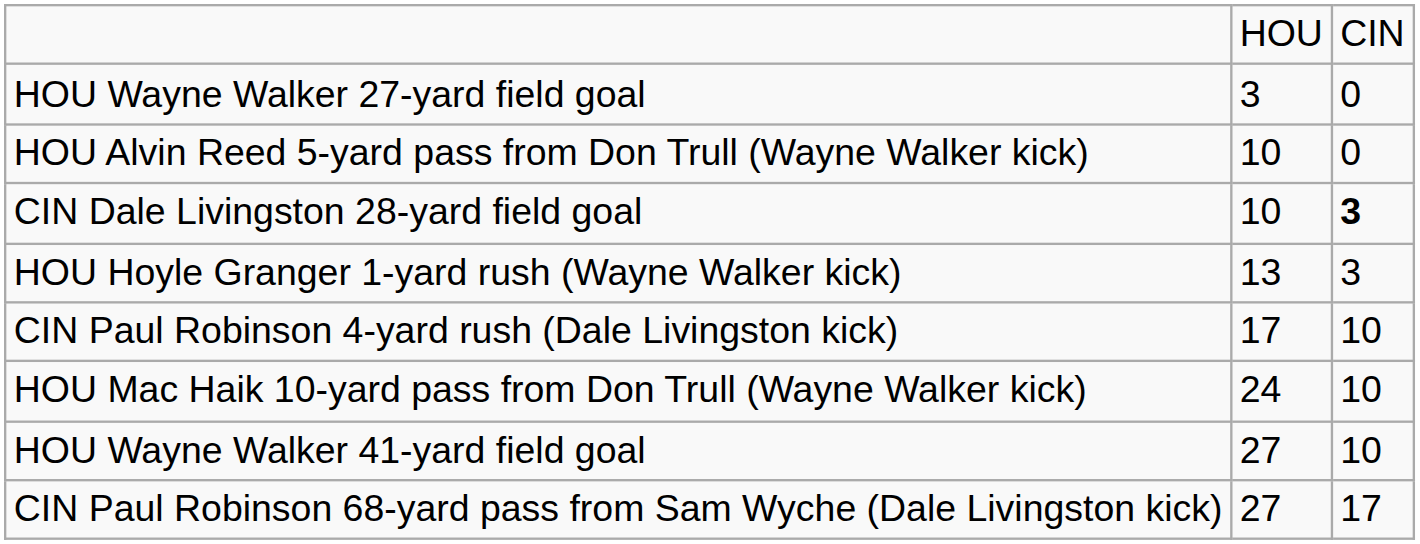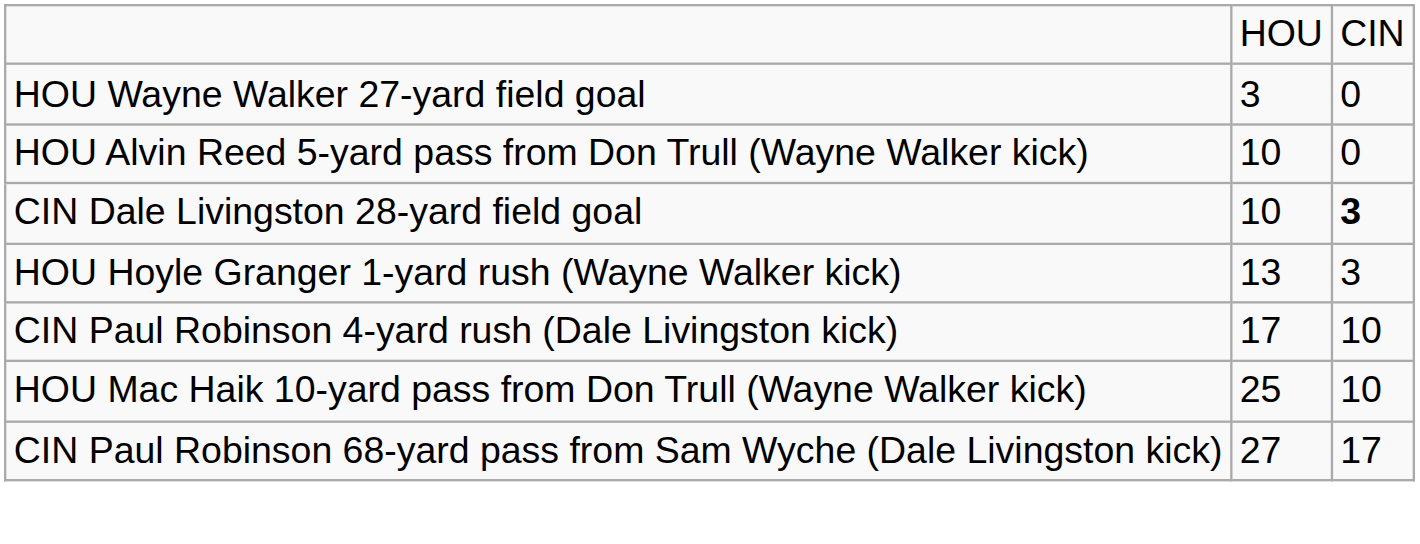(1260, 390) 24 -> (1260, 390) 25
- row: (330, 449)
